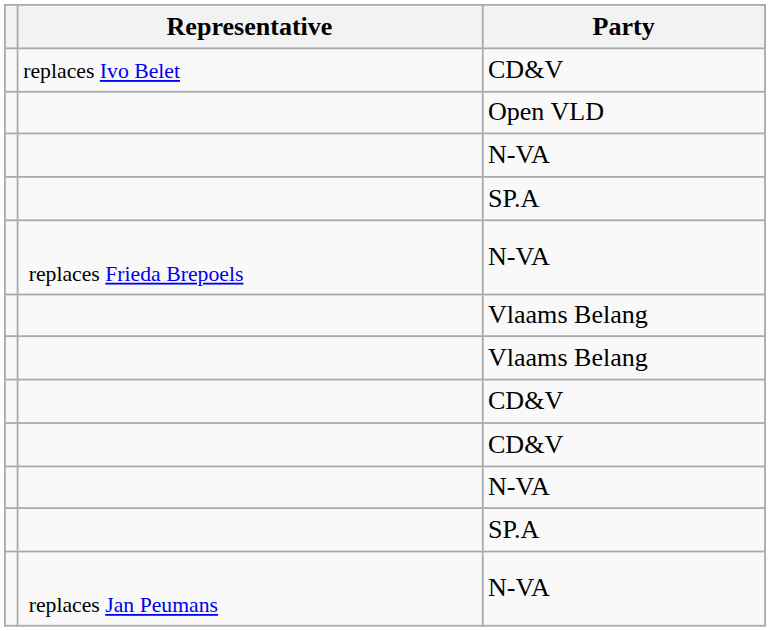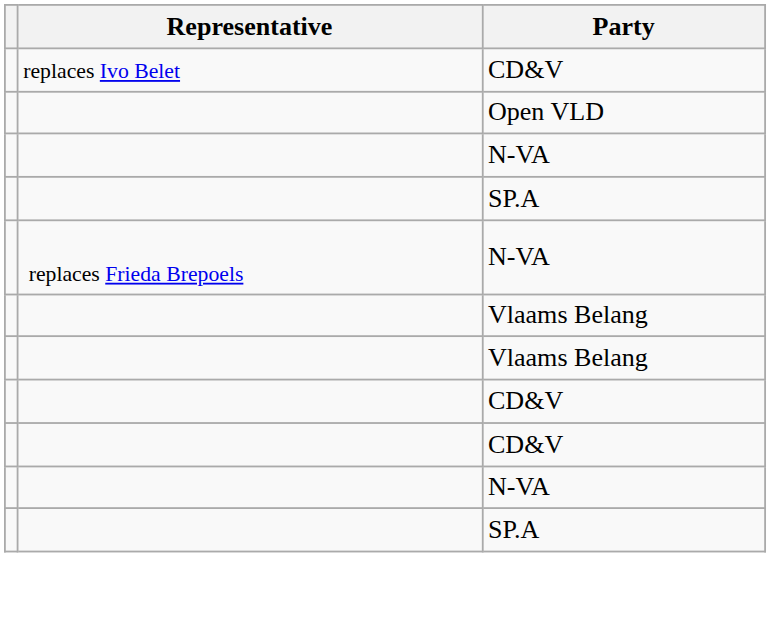- row: (121, 605)
